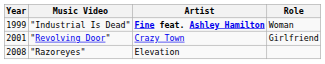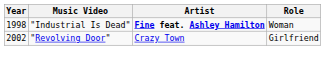(16, 25) 1999 -> (16, 25) 1998
(16, 38) 2001 -> (16, 38) 2002
- row: (58, 52)
